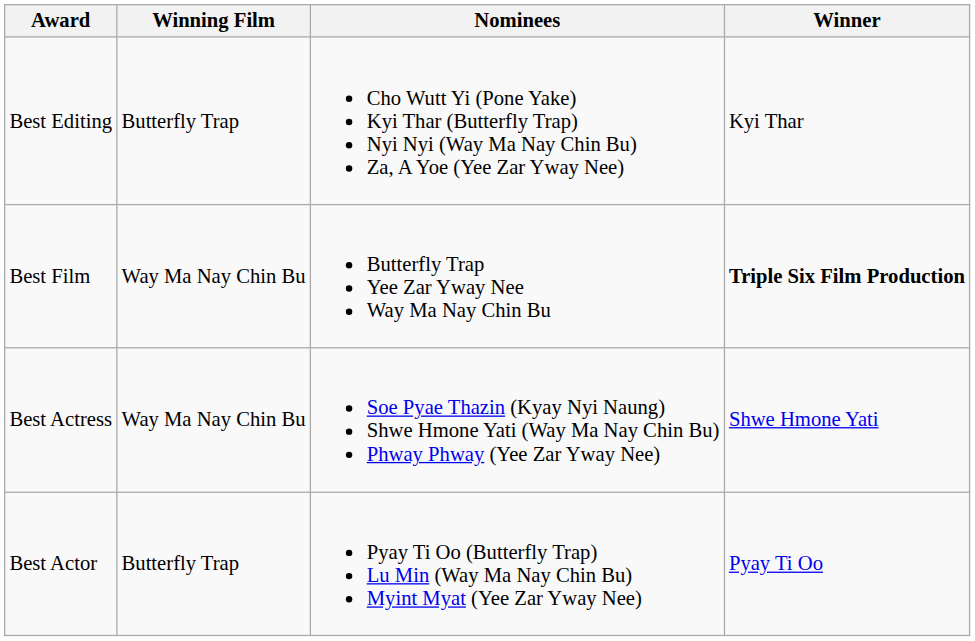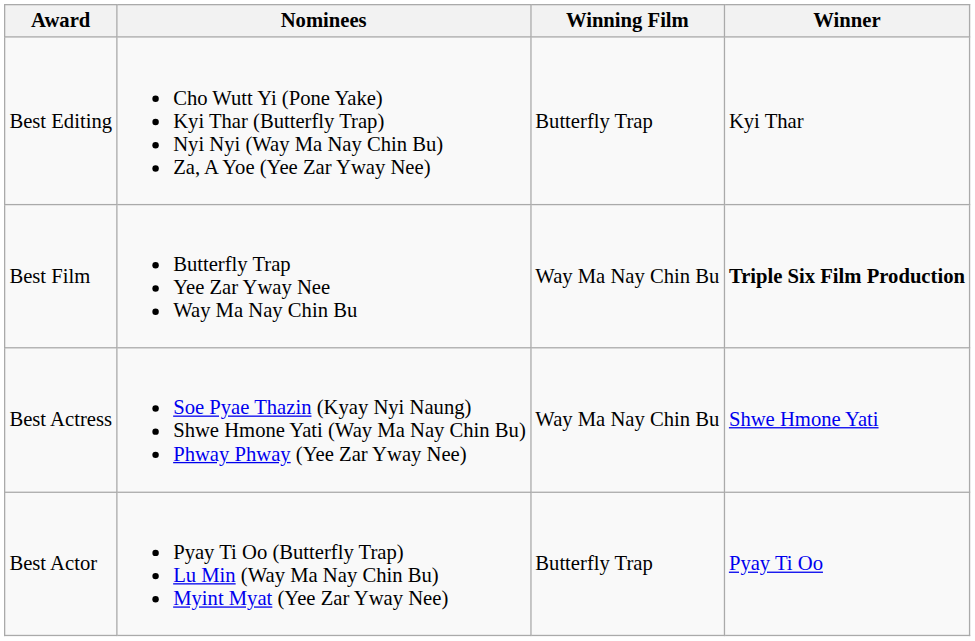columns swapped: (517, 20) <-> (214, 20)
